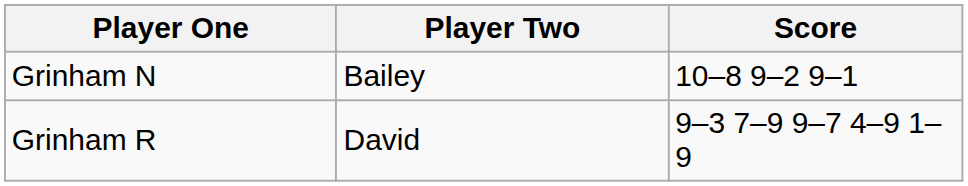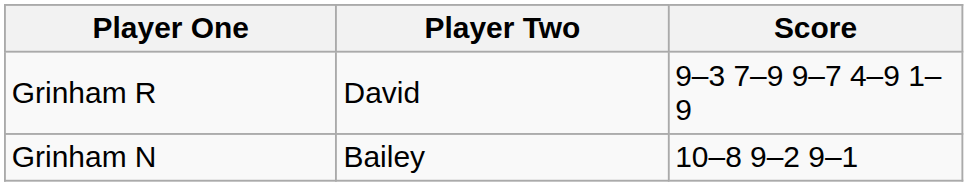rows swapped: (84, 139) <-> (84, 75)
